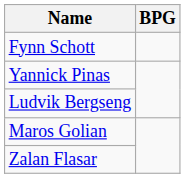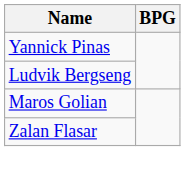- row: (52, 46)
